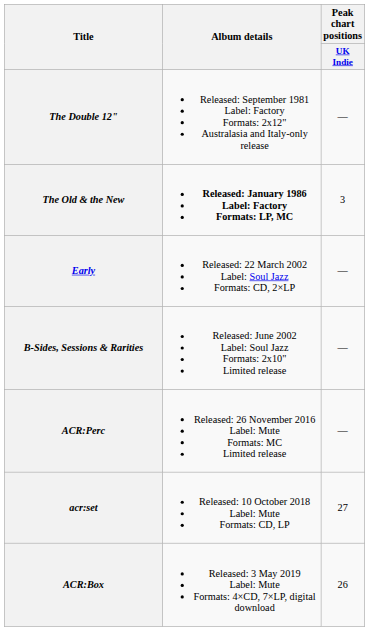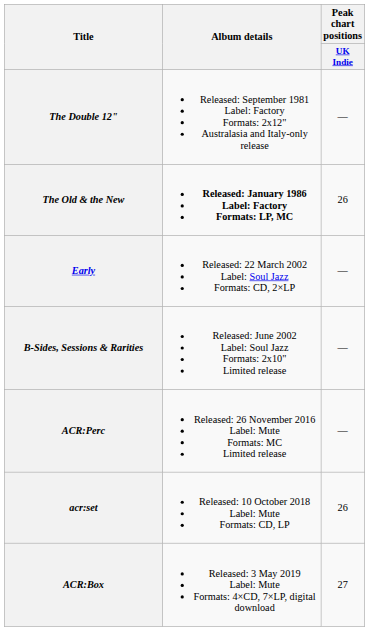(343, 199) 3 -> (343, 199) 26
(343, 507) 27 -> (343, 507) 26
(343, 585) 26 -> (343, 585) 27
